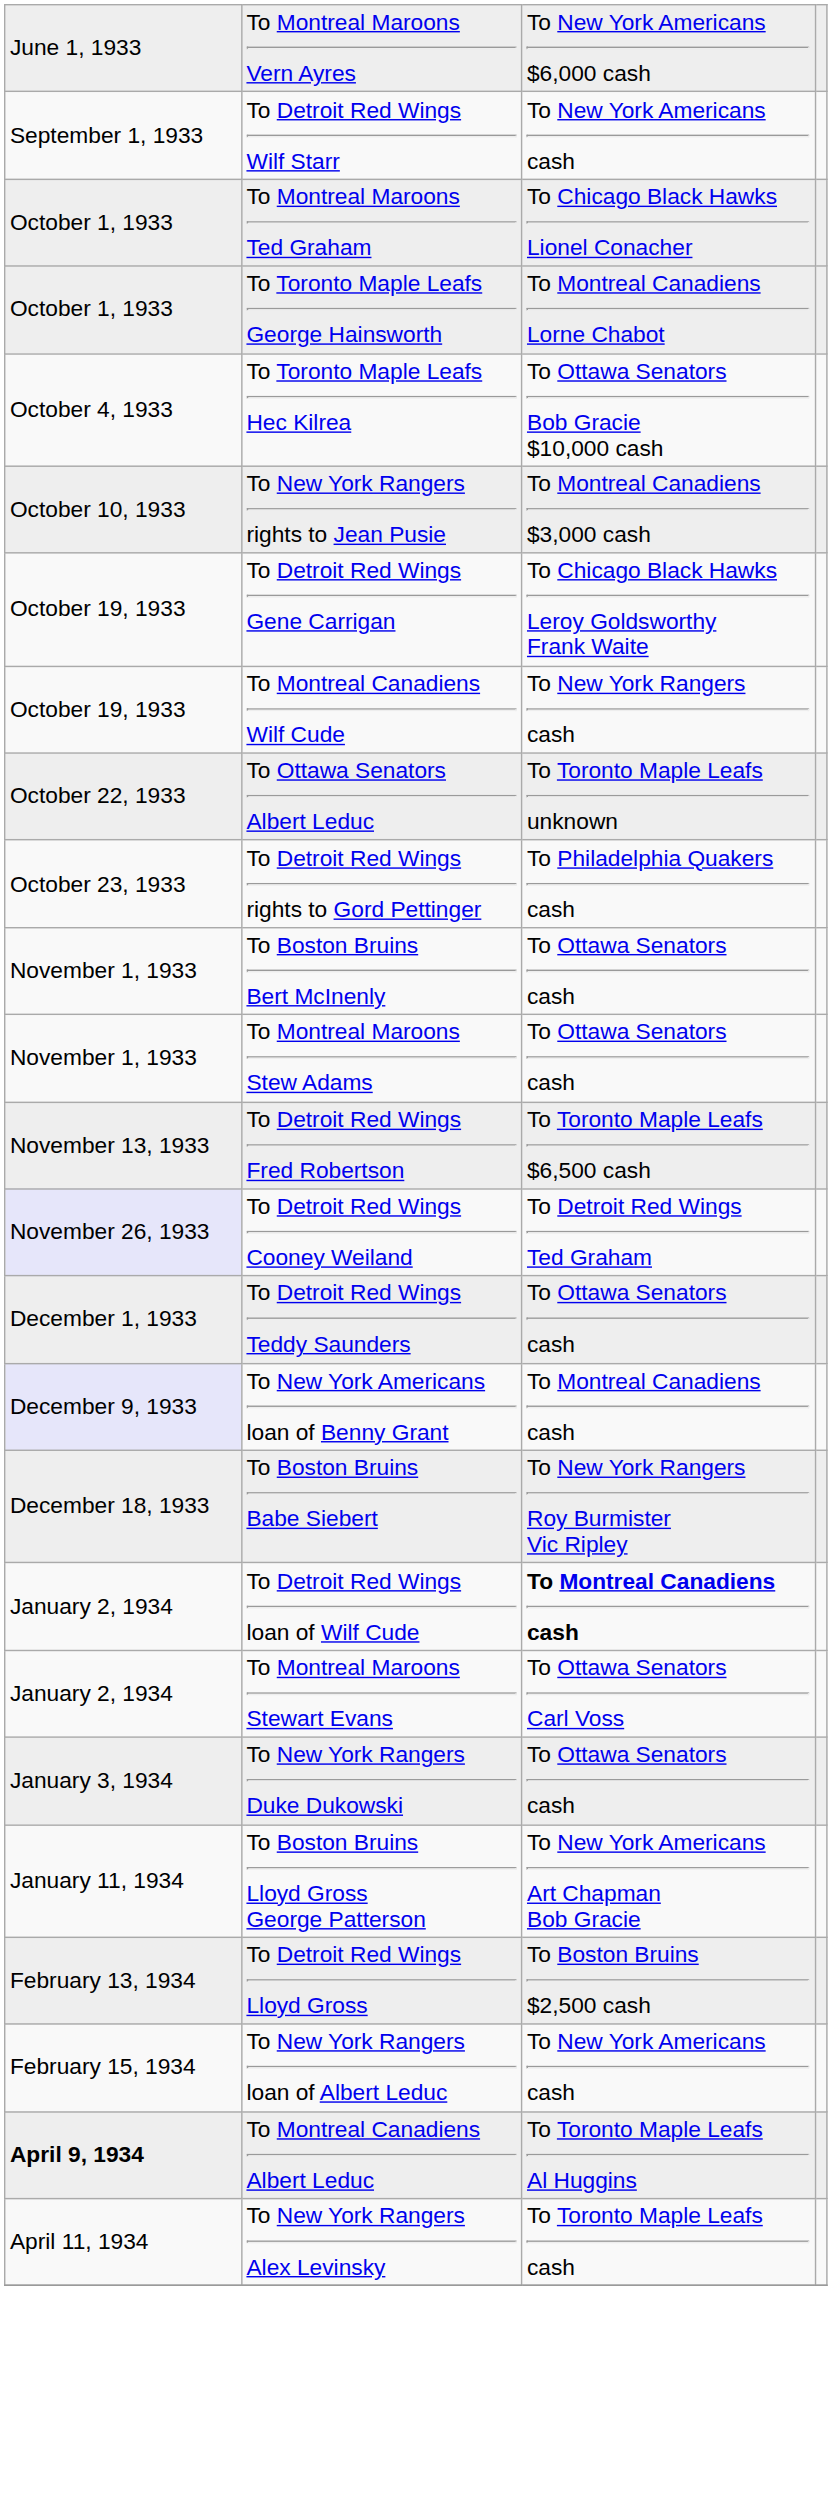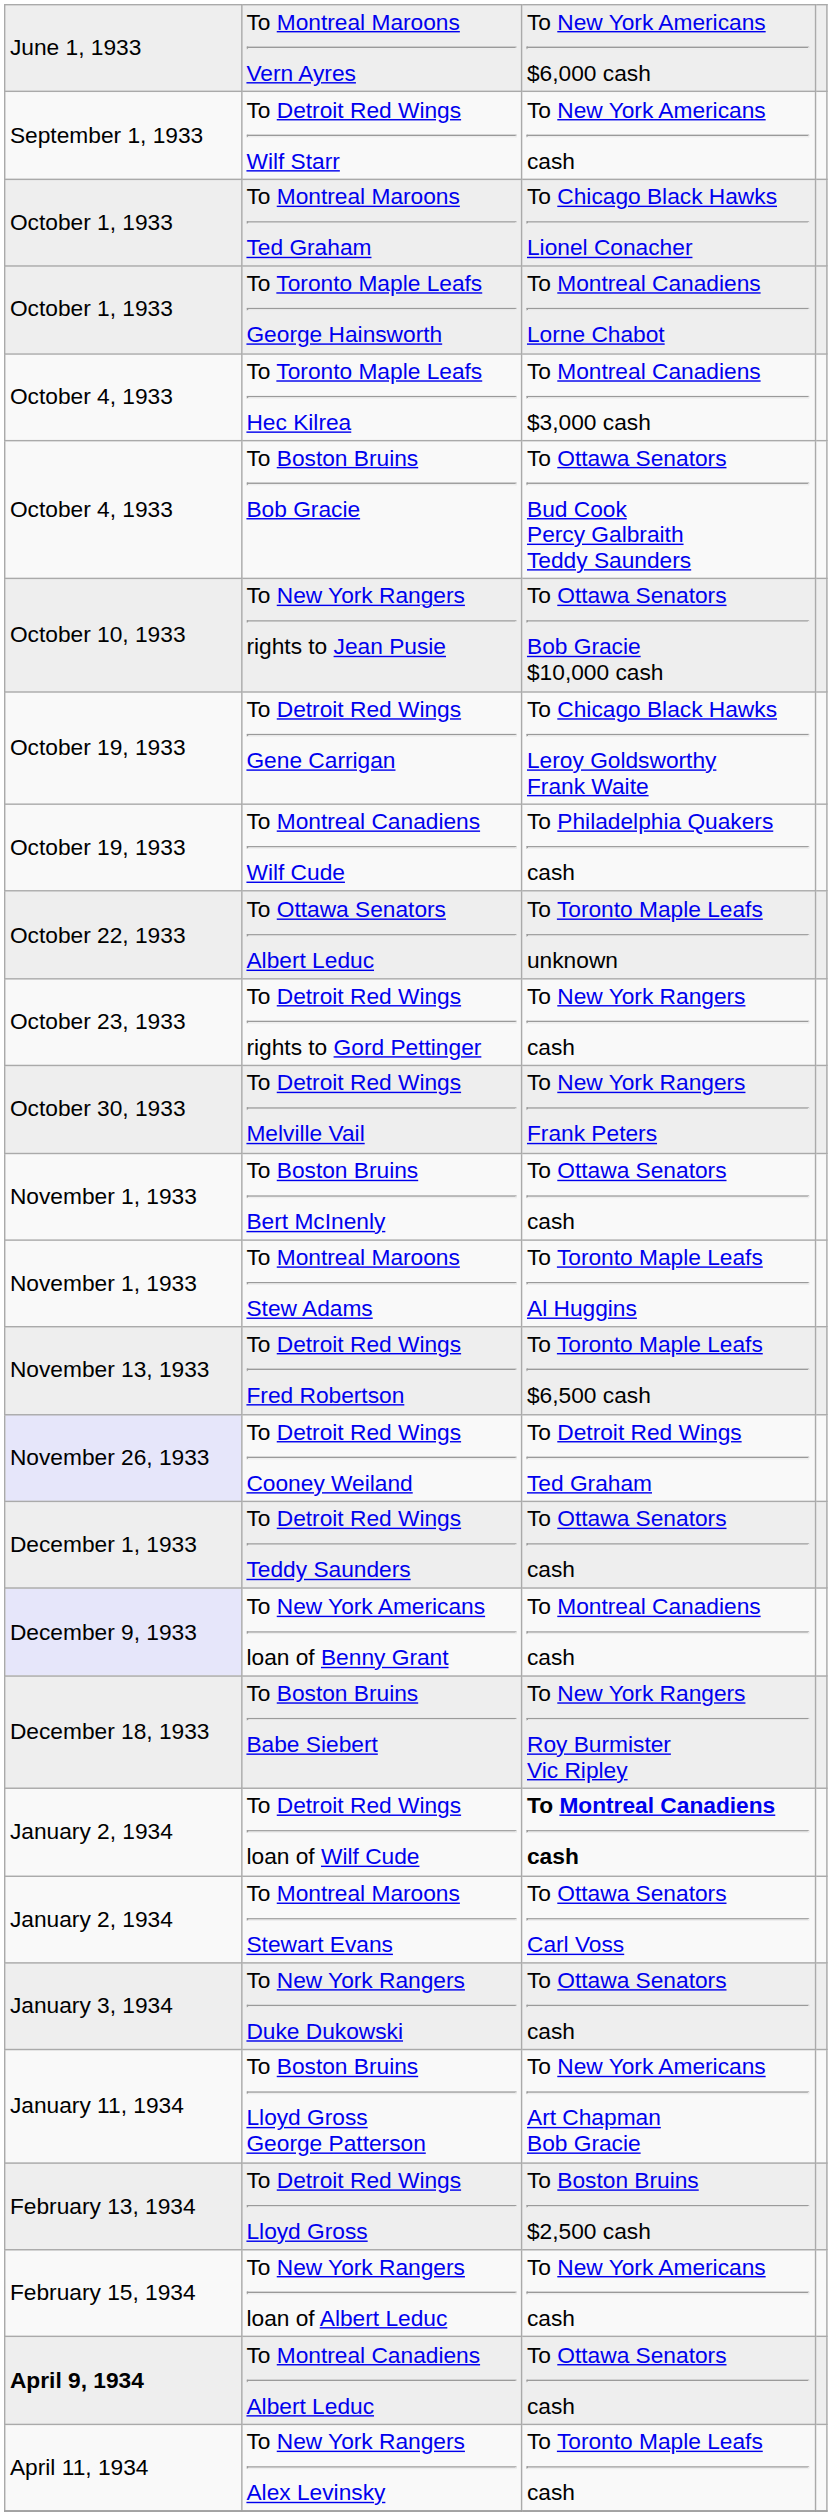(668, 409) To Ottawa Senators Bob Gracie $10,000 cash -> (668, 396) To Montreal Canadiens $3,000 cash
+ row: (381, 483)
(668, 509) To Montreal Canadiens $3,000 cash -> (668, 634) To Ottawa Senators Bob Gracie $10,000 cash
(668, 709) To New York Rangers cash -> (668, 847) To Philadelphia Quakers cash
(668, 883) To Philadelphia Quakers cash -> (668, 1021) To New York Rangers cash
+ row: (381, 1108)
(668, 1057) To Ottawa Senators cash -> (668, 1283) To Toronto Maple Leafs Al Huggins
(668, 2154) To Toronto Maple Leafs Al Huggins -> (668, 2380) To Ottawa Senators cash
